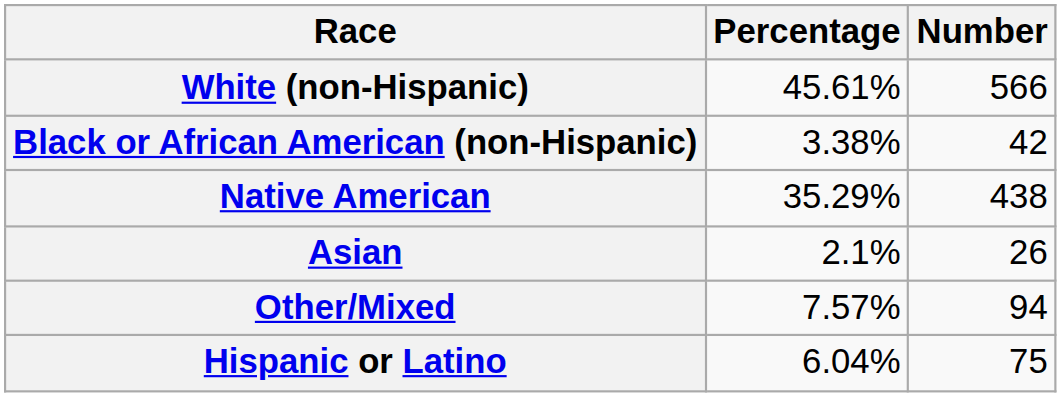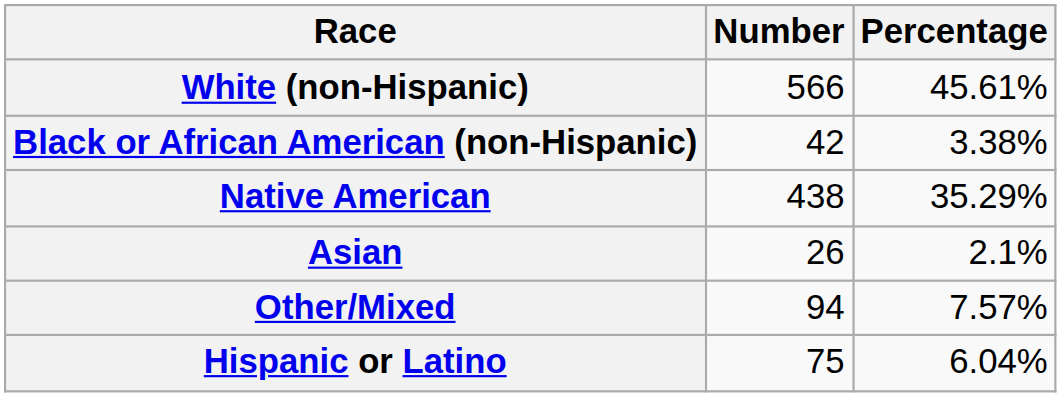columns swapped: (982, 32) <-> (807, 32)
